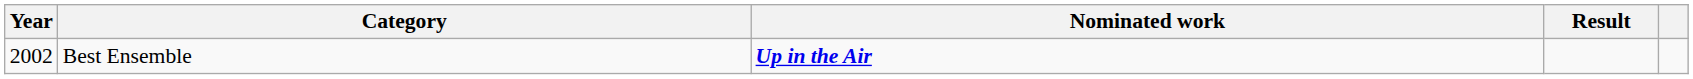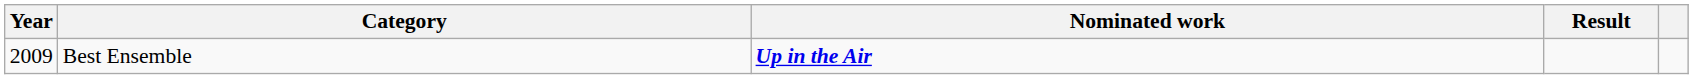(31, 55) 2002 -> (31, 55) 2009
